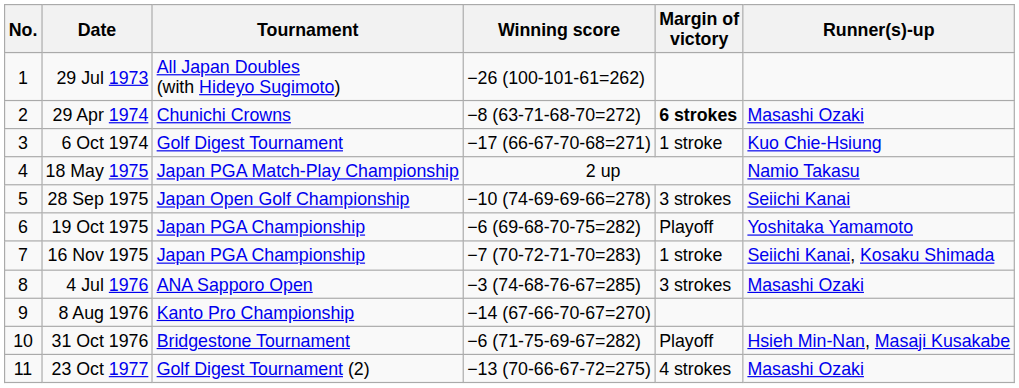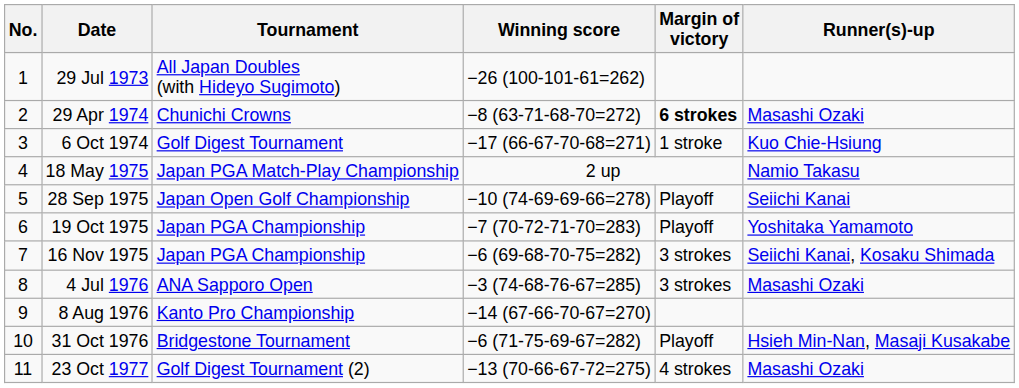(695, 199) 3 strokes -> (686, 199) Playoff
(554, 228) −6 (69-68-70-75=282) -> (554, 228) −7 (70-72-71-70=283)
(554, 256) −7 (70-72-71-70=283) -> (554, 256) −6 (69-68-70-75=282)
(691, 256) 1 stroke -> (695, 256) 3 strokes
